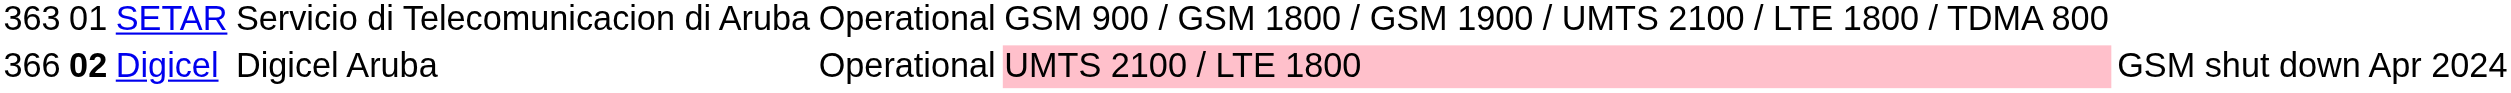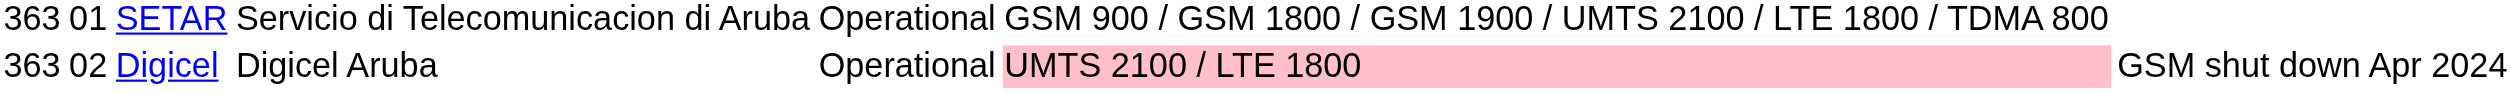(32, 66) 366 -> (32, 66) 363
(88, 66) bold -> (88, 66) normal
